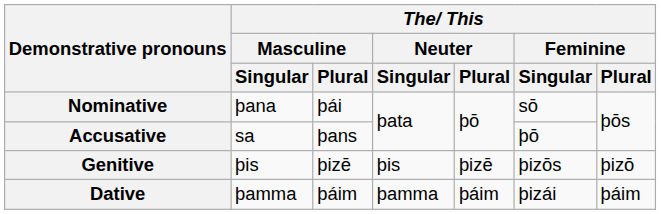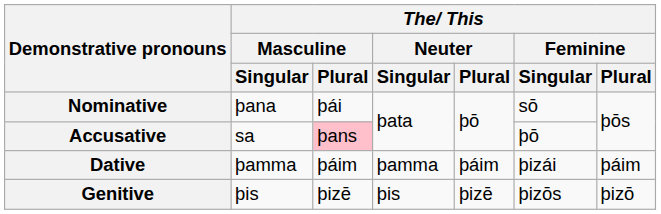(337, 135) no background -> (337, 135) pink background
rows swapped: (118, 164) <-> (118, 194)
